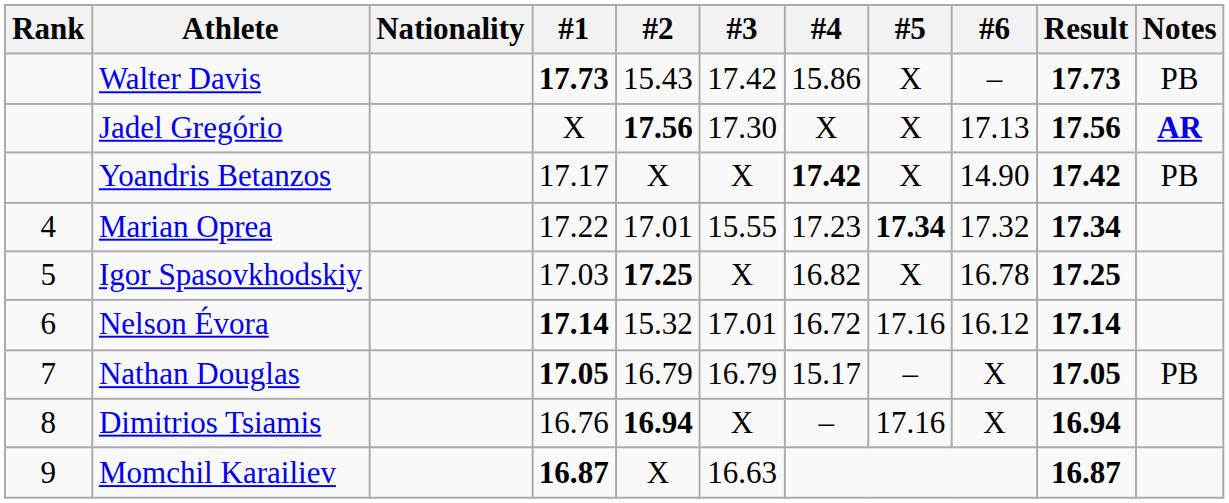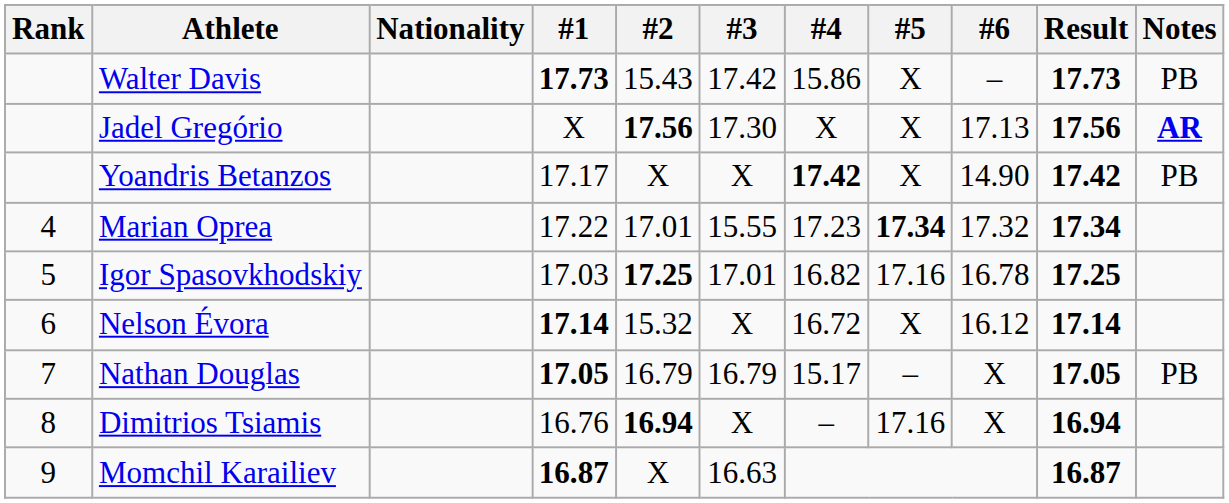(742, 275) X -> (742, 275) 17.01
(910, 275) X -> (910, 275) 17.16
(742, 324) 17.01 -> (742, 324) X
(910, 324) 17.16 -> (910, 324) X
